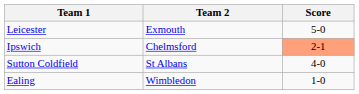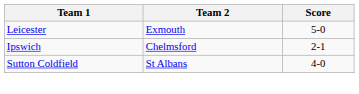(318, 47) lightsalmon background -> (318, 47) no background
- row: (21, 81)
